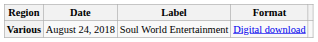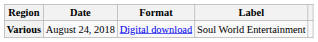columns swapped: (269, 12) <-> (174, 12)
